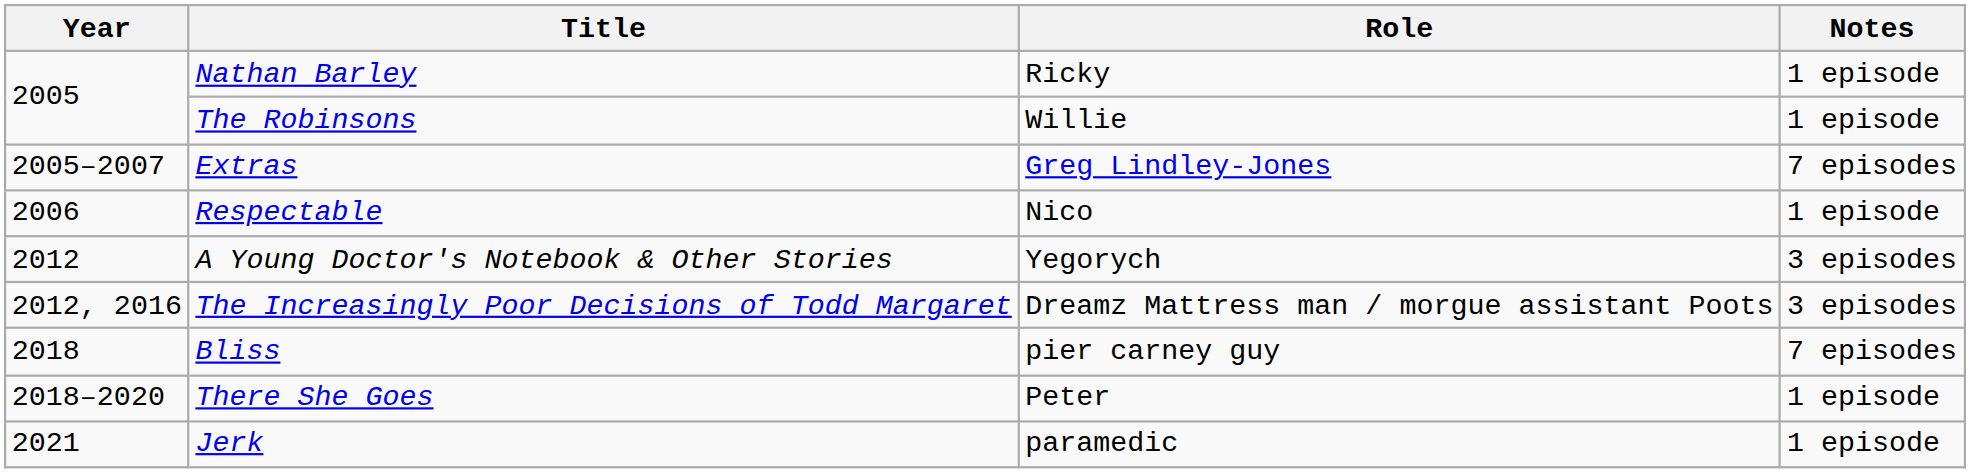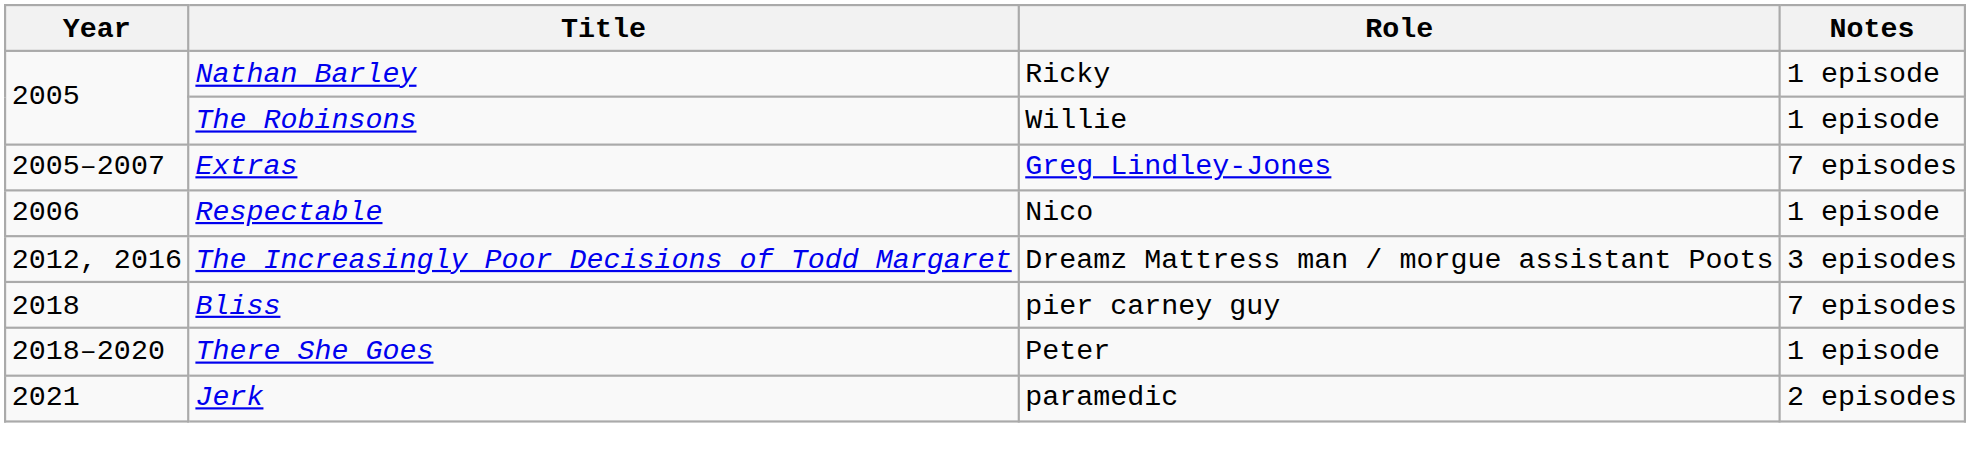- row: (544, 259)
(1864, 444) 1 episode -> (1872, 398) 2 episodes
